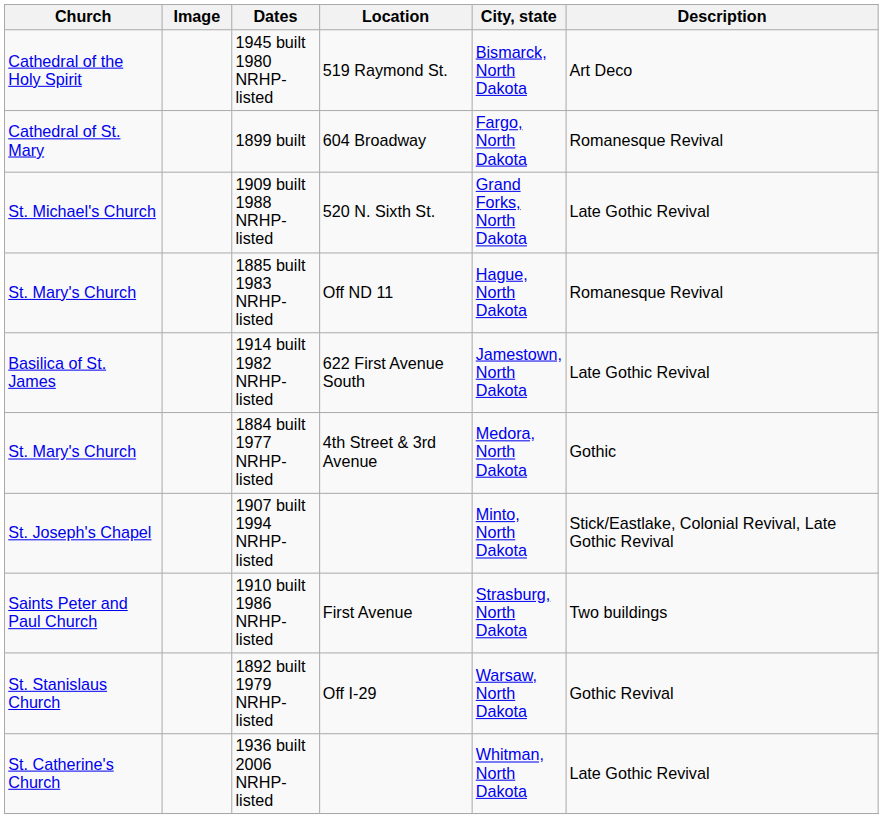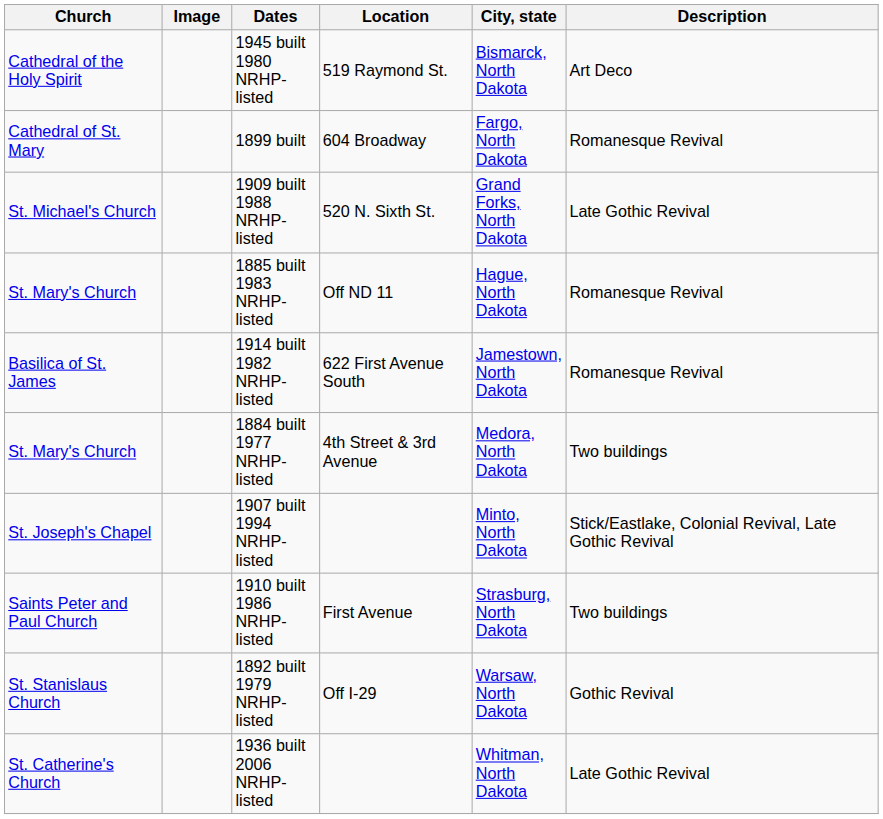(639, 372) Late Gothic Revival -> (646, 372) Romanesque Revival
(593, 452) Gothic -> (618, 452) Two buildings
